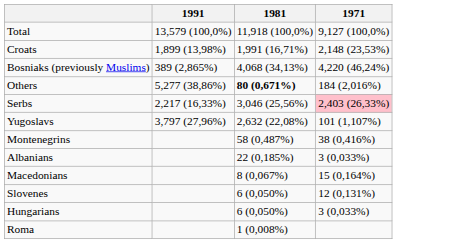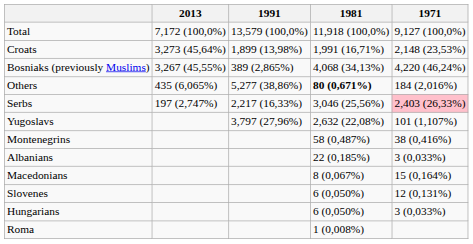+ column: (190, 13)
